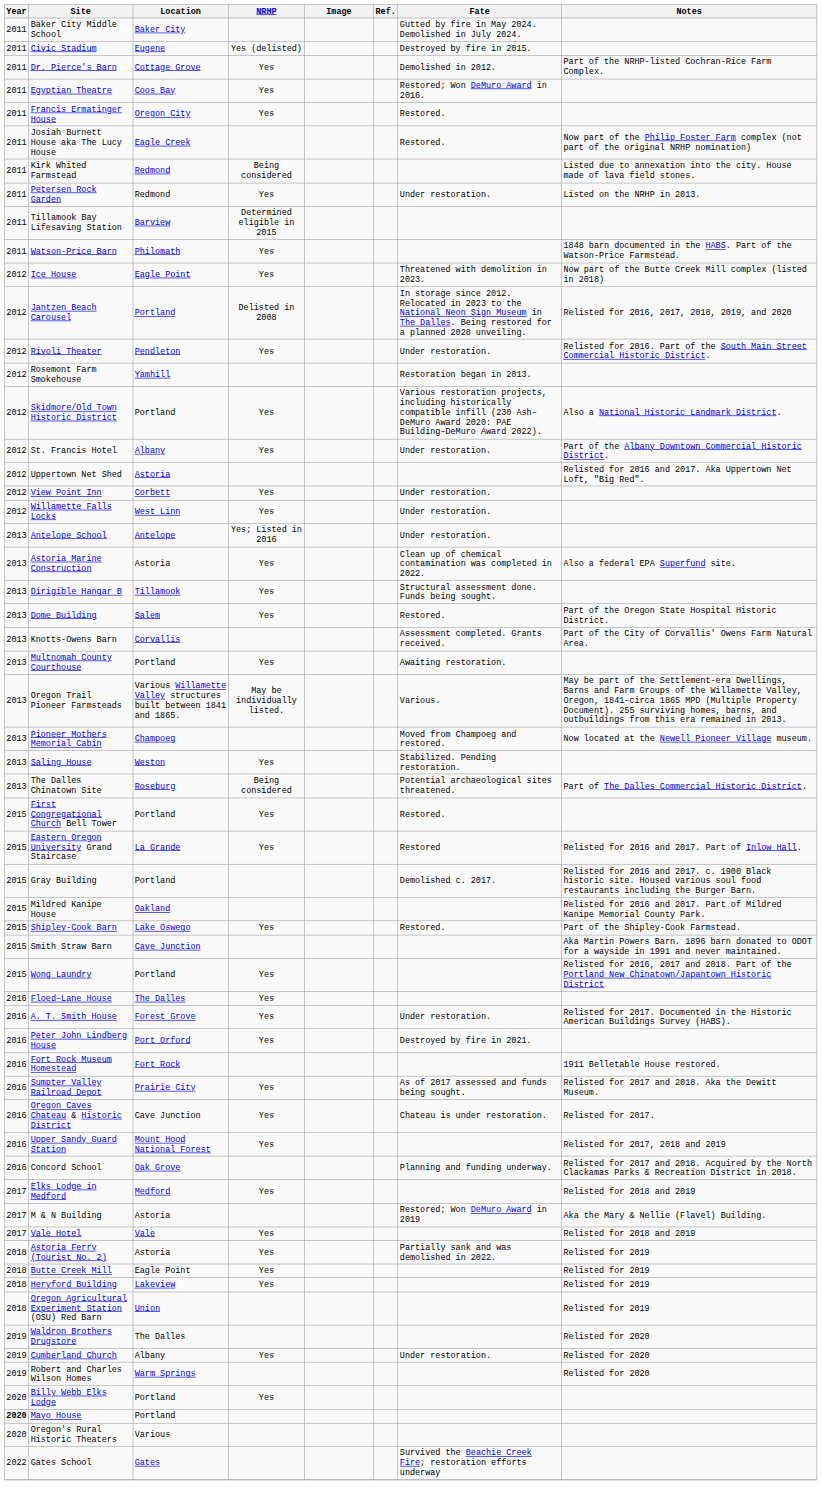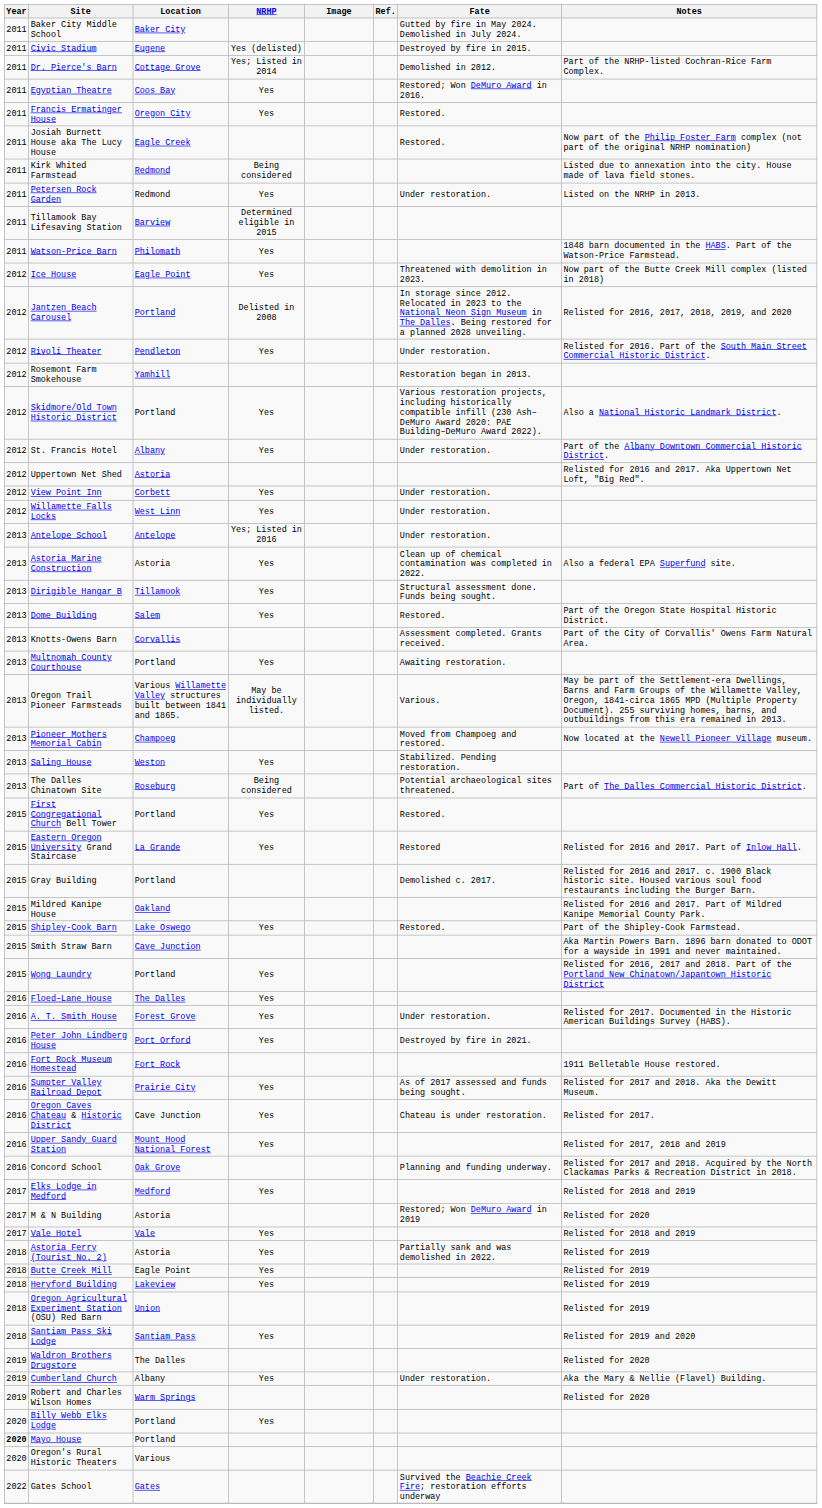(266, 67) Yes -> (266, 67) Yes; Listed in 2014
(665, 1215) Aka the Mary & Nellie (Flavel) Building. -> (607, 1215) Relisted for 2020
+ row: (71, 1337)
(607, 1355) Relisted for 2020 -> (665, 1379) Aka the Mary & Nellie (Flavel) Building.
